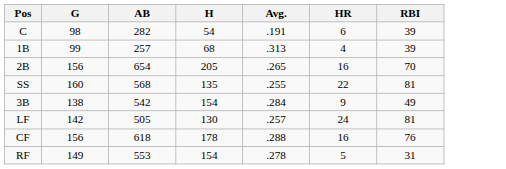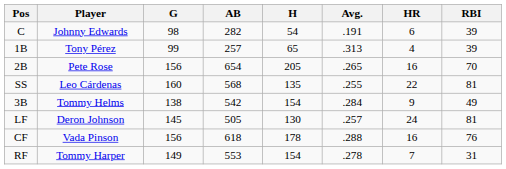+ column: (90, 13)
(209, 48) 68 -> (293, 48) 65
(75, 119) 142 -> (173, 119) 145
(343, 155) 5 -> (412, 155) 7
